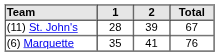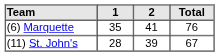rows swapped: (42, 27) <-> (40, 43)
